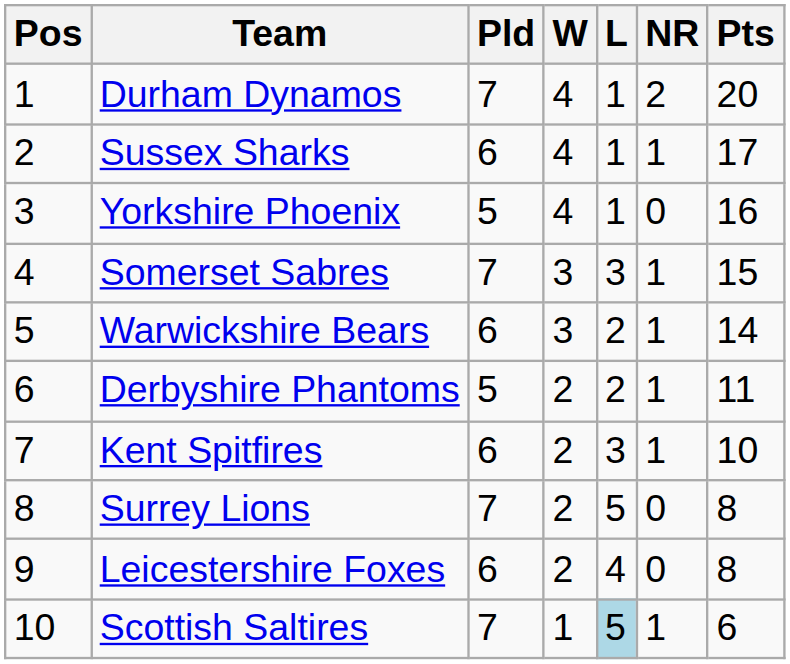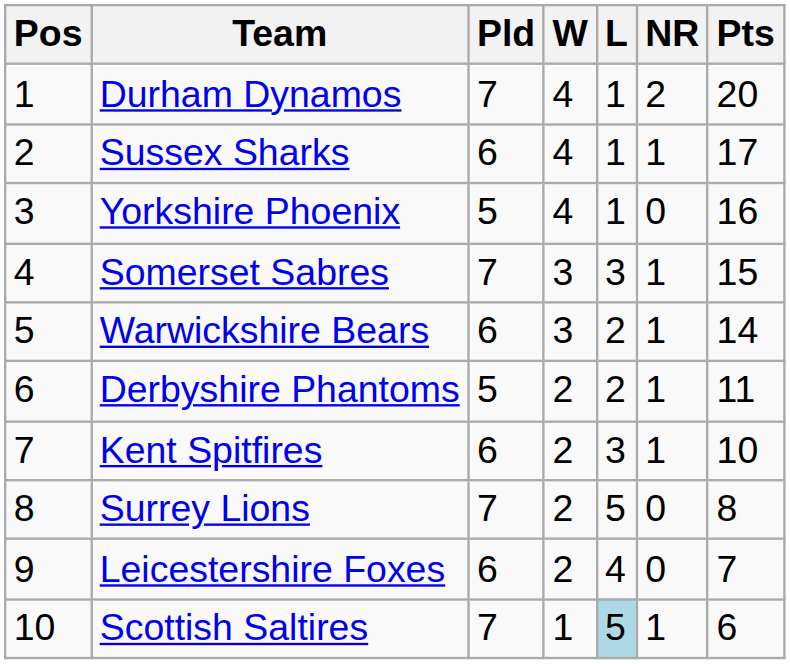(727, 568) 8 -> (727, 568) 7
